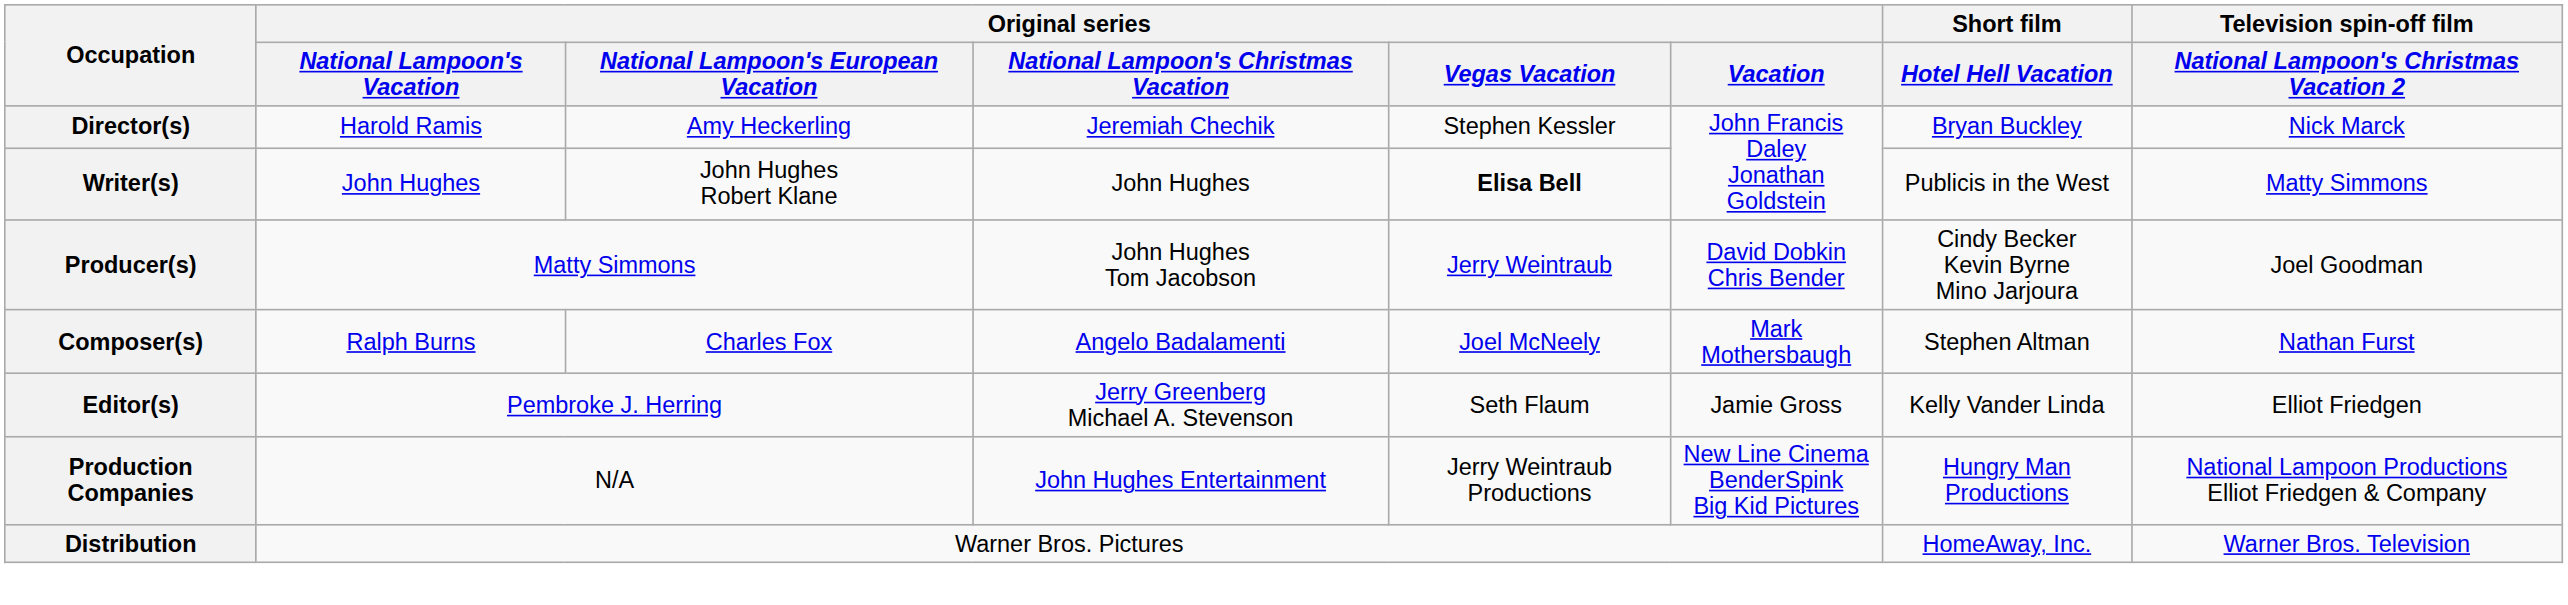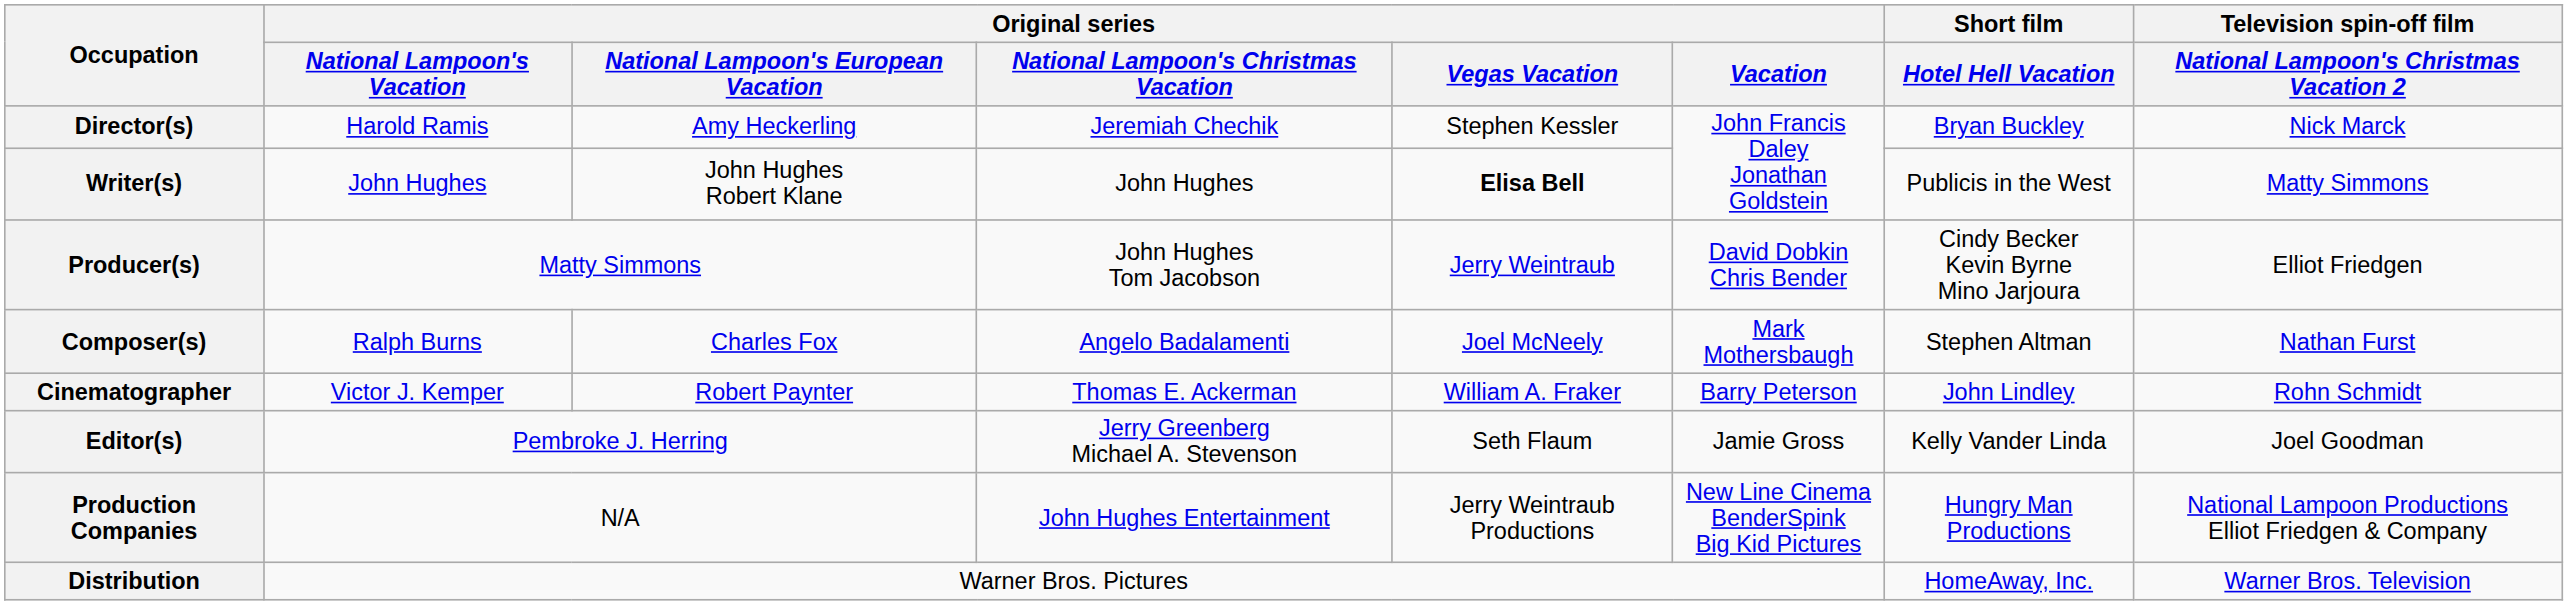(2347, 265) Joel Goodman -> (2348, 265) Elliot Friedgen
+ row: (134, 392)
(2347, 405) Elliot Friedgen -> (2348, 442) Joel Goodman
